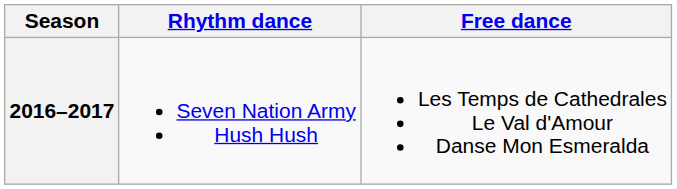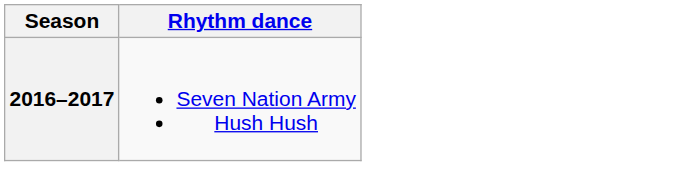- column: (516, 21)
